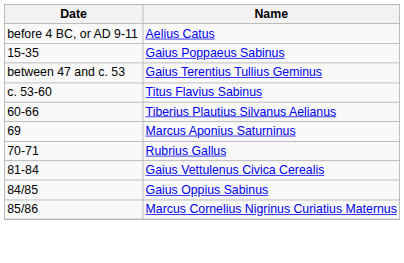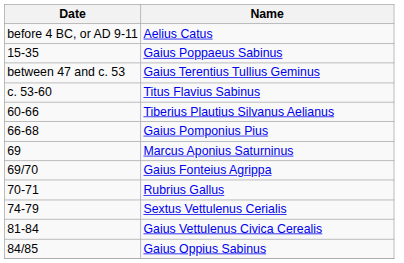+ row: (206, 131)
+ row: (208, 170)
+ row: (215, 209)
- row: (271, 209)
